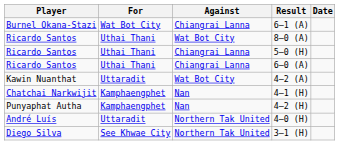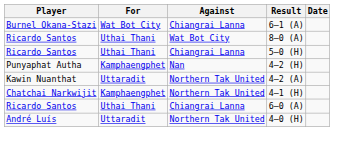rows swapped: (291, 106) <-> (291, 65)
(205, 79) Wat Bot City -> (217, 79) Northern Tak United
(182, 92) Nan -> (217, 92) Northern Tak United
- row: (291, 133)
